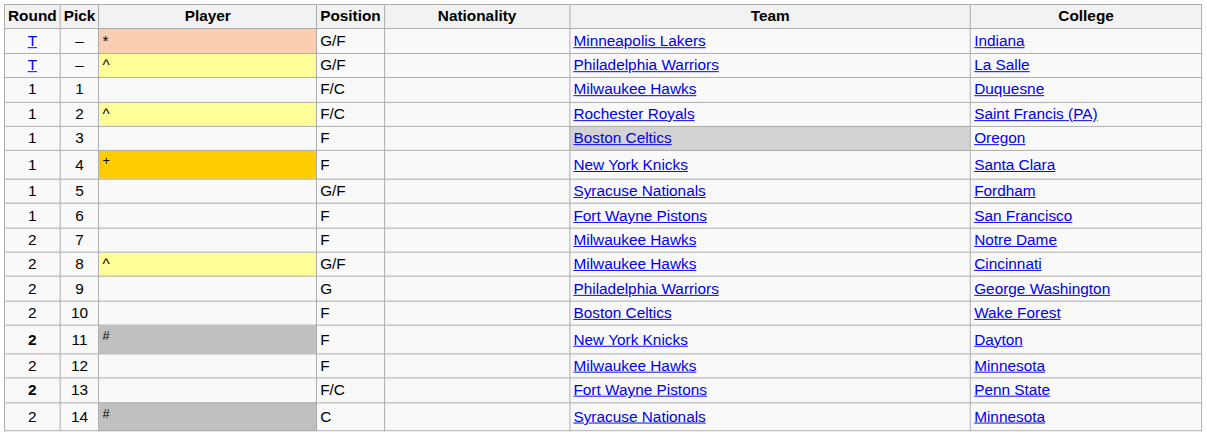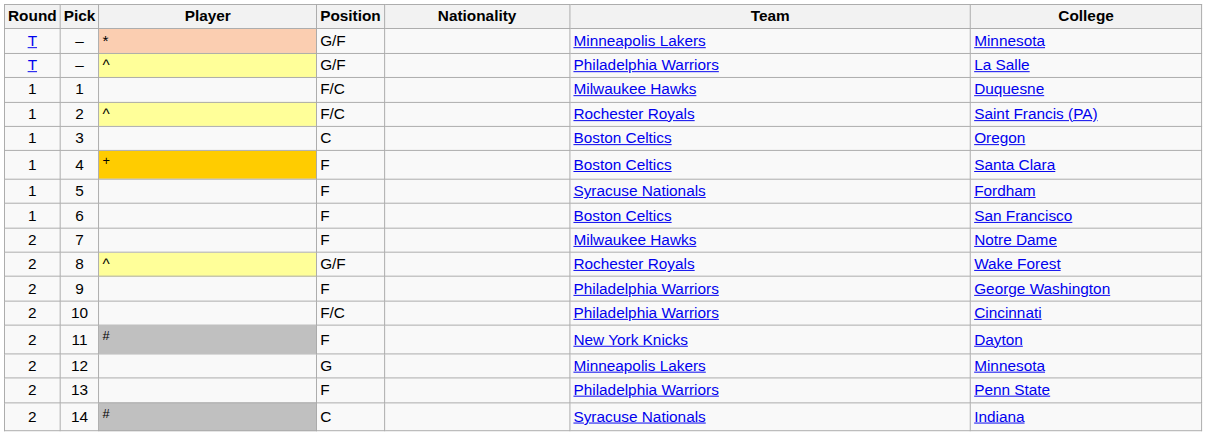(999, 41) Indiana -> (1010, 41) Minnesota
(325, 138) F -> (326, 138) C
(623, 138) lightgrey background -> (623, 138) no background
(631, 164) New York Knicks -> (623, 164) Boston Celtics
(333, 191) G/F -> (325, 191) F
(640, 215) Fort Wayne Pistons -> (623, 215) Boston Celtics
(635, 264) Milwaukee Hawks -> (634, 264) Rochester Royals
(1008, 264) Cincinnati -> (1017, 264) Wake Forest
(326, 288) G -> (325, 288) F
(325, 313) F -> (333, 313) F/C
(623, 313) Boston Celtics -> (646, 313) Philadelphia Warriors
(1017, 313) Wake Forest -> (1008, 313) Cincinnati
(32, 339) bold -> (32, 339) normal
(325, 366) F -> (326, 366) G
(635, 366) Milwaukee Hawks -> (640, 366) Minneapolis Lakers
(32, 390) bold -> (32, 390) normal
(333, 390) F/C -> (325, 390) F
(640, 390) Fort Wayne Pistons -> (646, 390) Philadelphia Warriors
(1010, 416) Minnesota -> (999, 416) Indiana
